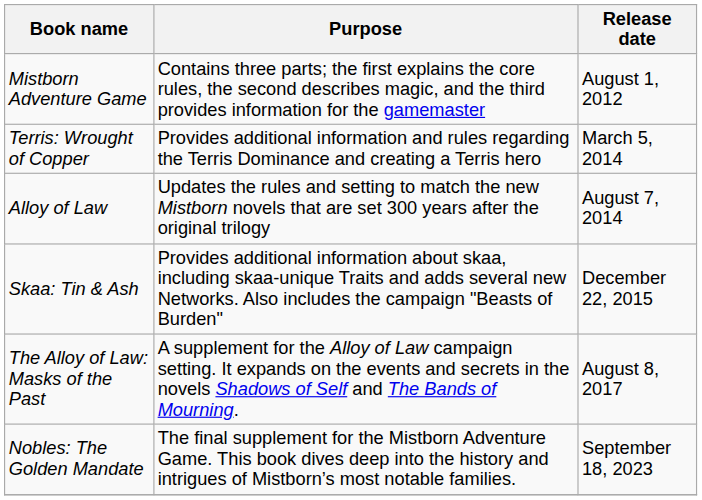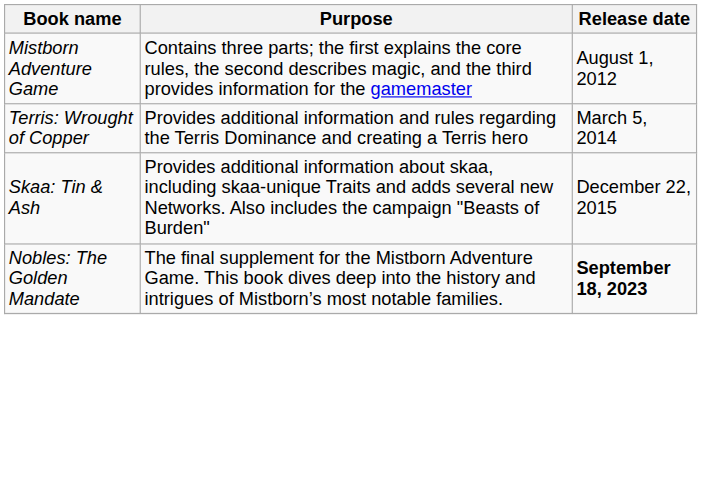- row: (58, 208)
- row: (78, 379)
(627, 459) normal -> (624, 278) bold
